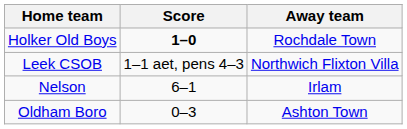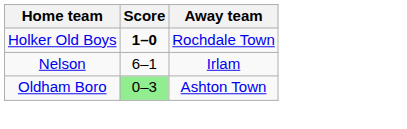- row: (62, 64)
(184, 111) no background -> (144, 87) lightgreen background
